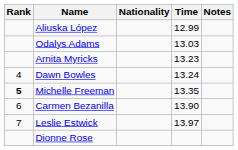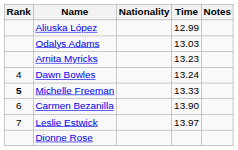(187, 91) 13.35 -> (187, 91) 13.33
